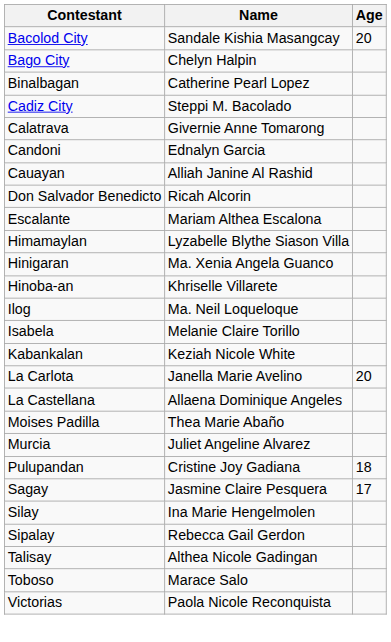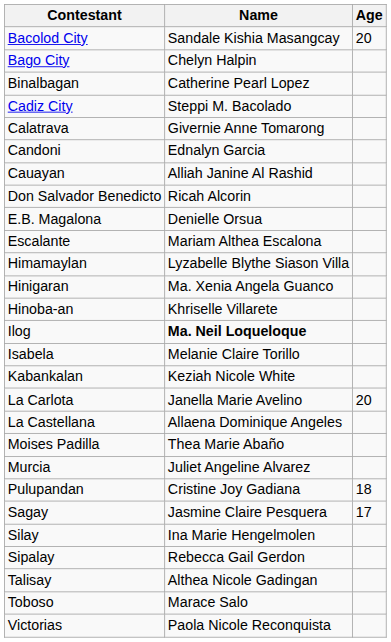+ row: (54, 219)
(233, 309) normal -> (237, 331) bold
